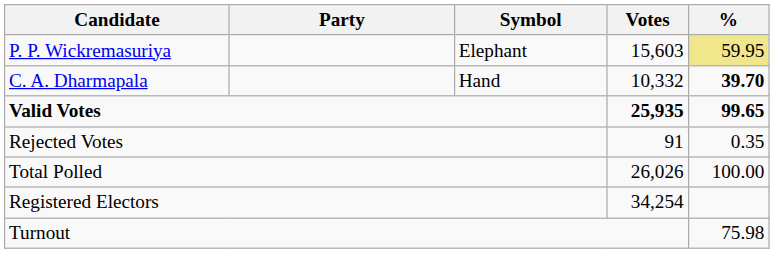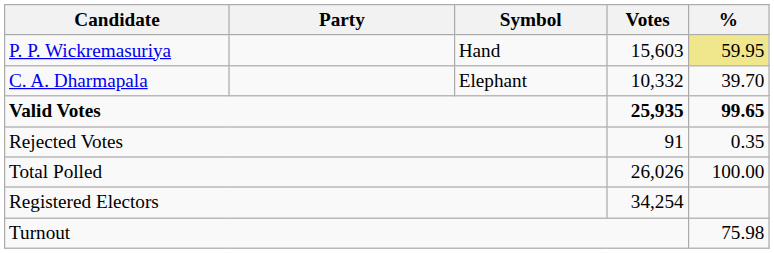(493, 50) Elephant -> (480, 50) Hand
(480, 80) Hand -> (493, 80) Elephant
(743, 80) bold -> (743, 80) normal
